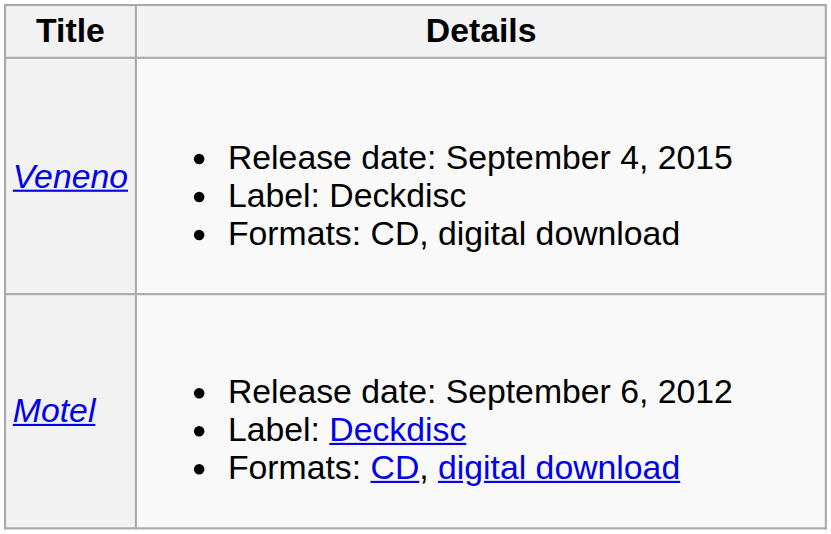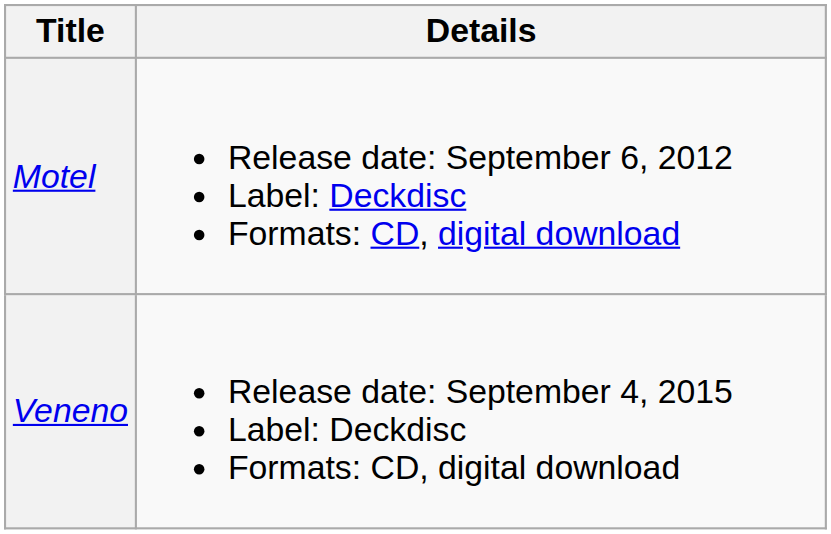rows swapped: (54, 410) <-> (70, 175)
